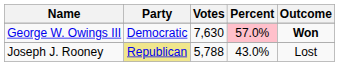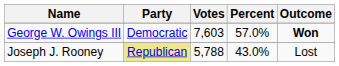(209, 33) 7,630 -> (209, 33) 7,603
(252, 33) pink background -> (252, 33) no background
